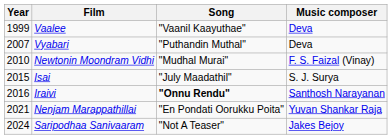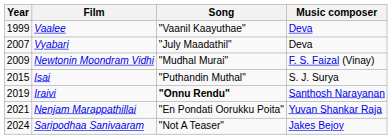(202, 45) "Puthandin Muthal" -> (195, 45) "July Maadathil"
(18, 61) 2010 -> (18, 61) 2009
(195, 77) "July Maadathil" -> (202, 77) "Puthandin Muthal"
(18, 93) 2016 -> (18, 93) 2019
